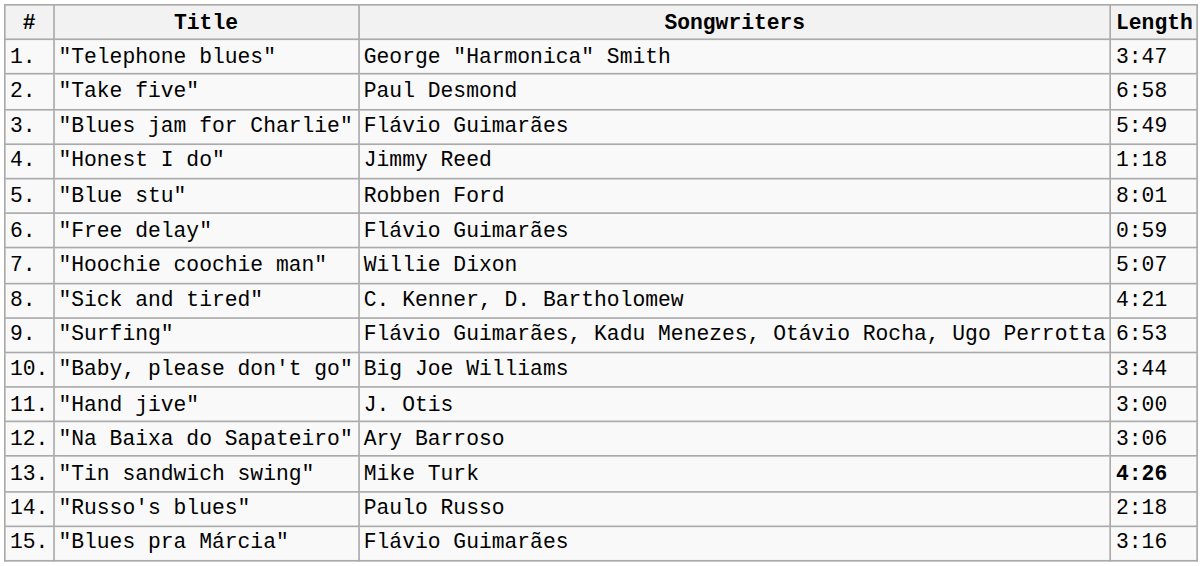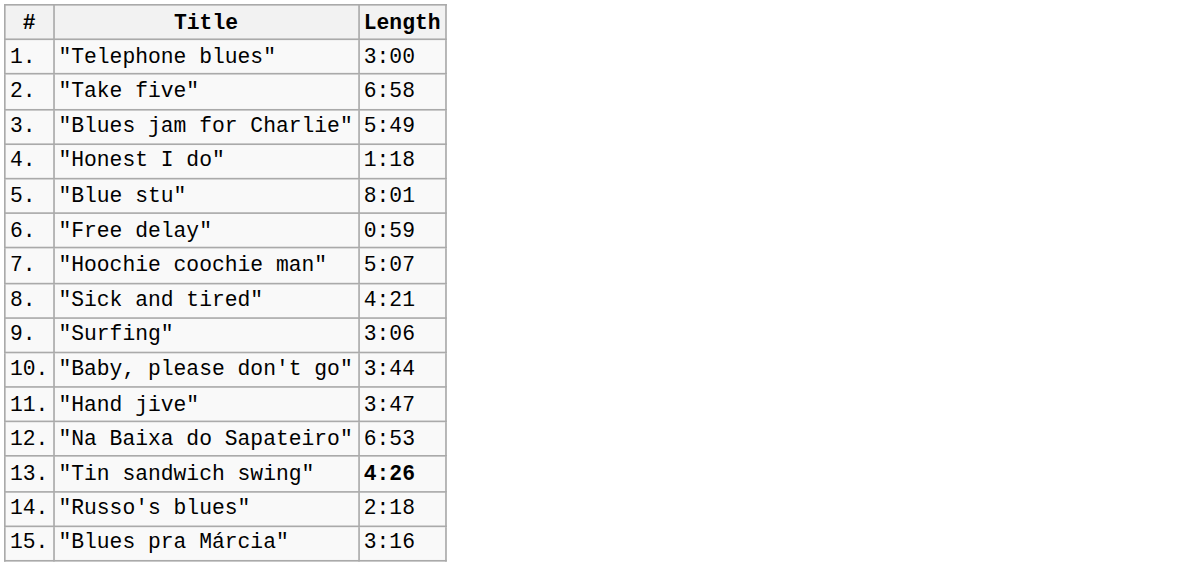- column: (735, 22)
(1142, 57) 3:47 -> (389, 57) 3:00
(1142, 335) 6:53 -> (389, 335) 3:06
(1142, 404) 3:00 -> (389, 404) 3:47
(1142, 439) 3:06 -> (389, 439) 6:53
